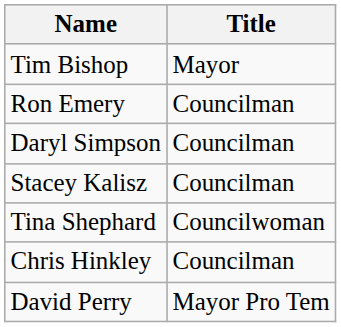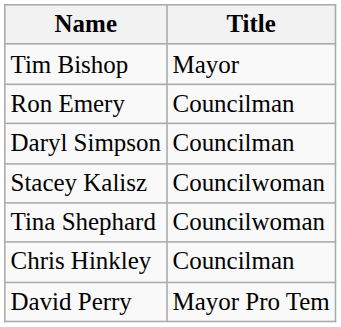(234, 182) Councilman -> (249, 182) Councilwoman
